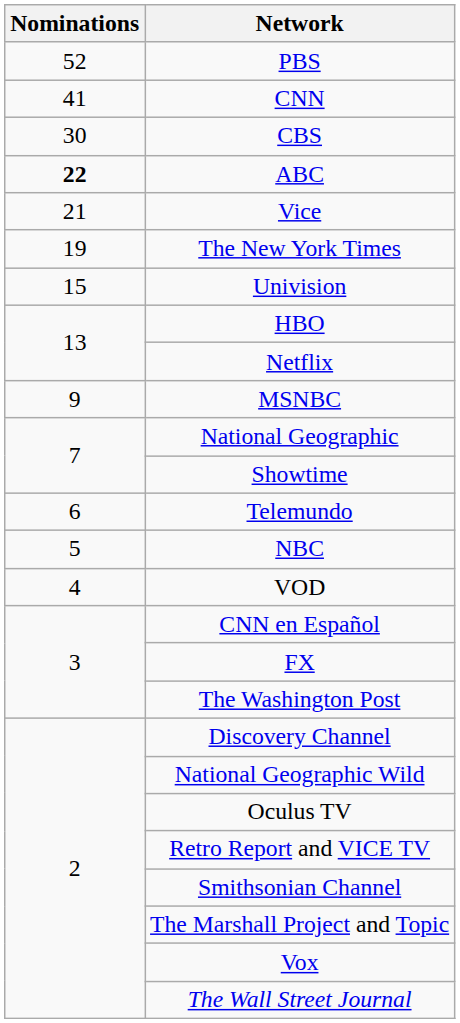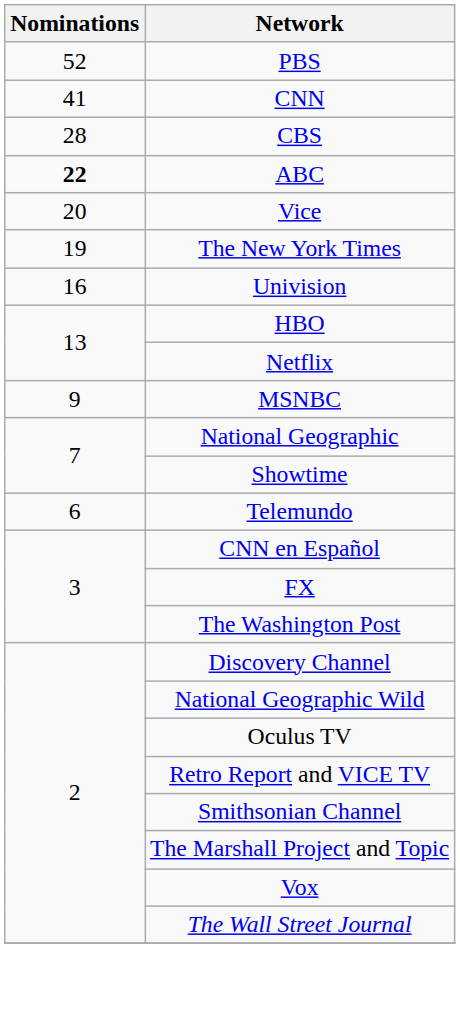(75, 135) 30 -> (75, 135) 28
(75, 211) 21 -> (75, 211) 20
(75, 286) 15 -> (75, 286) 16
- row: (300, 549)
- row: (300, 586)
